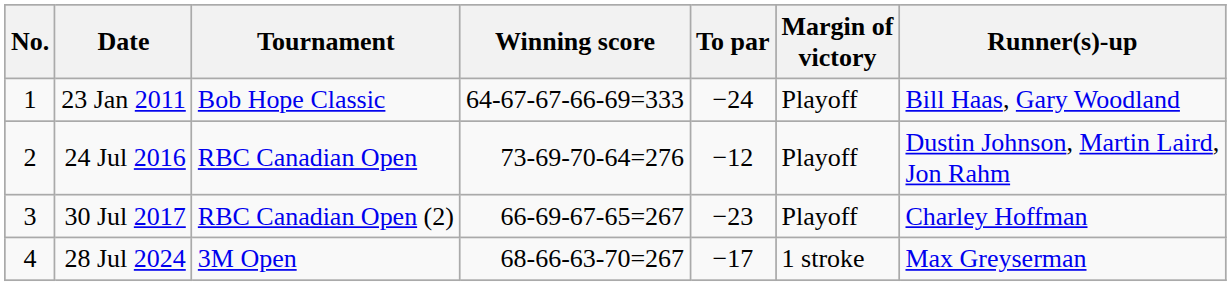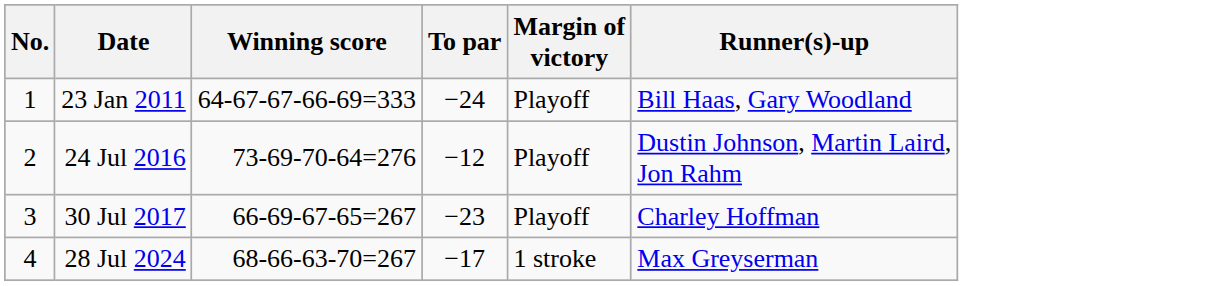- column: (326, 41)
